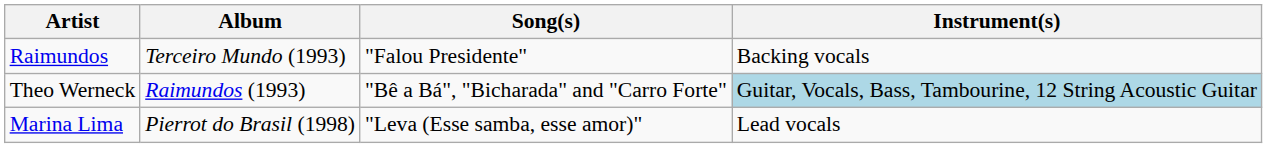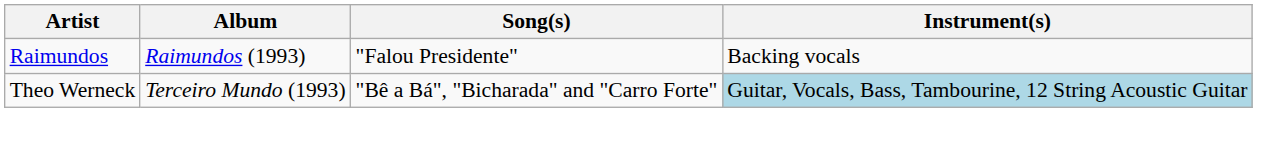(245, 55) Terceiro Mundo (1993) -> (225, 55) Raimundos (1993)
(225, 90) Raimundos (1993) -> (245, 90) Terceiro Mundo (1993)
- row: (66, 124)
